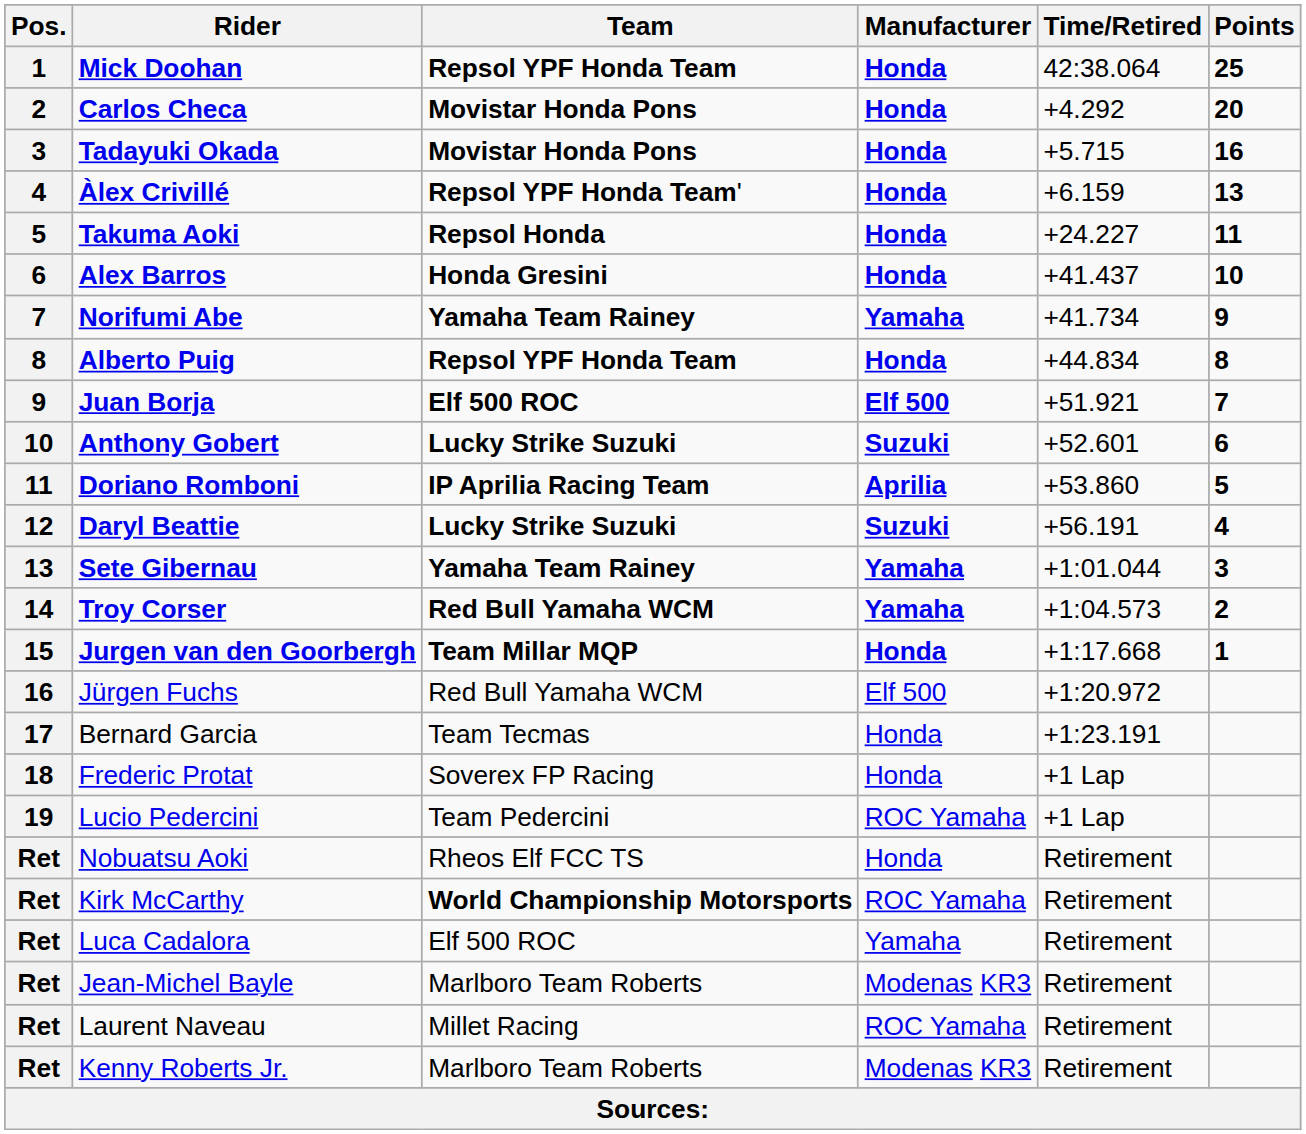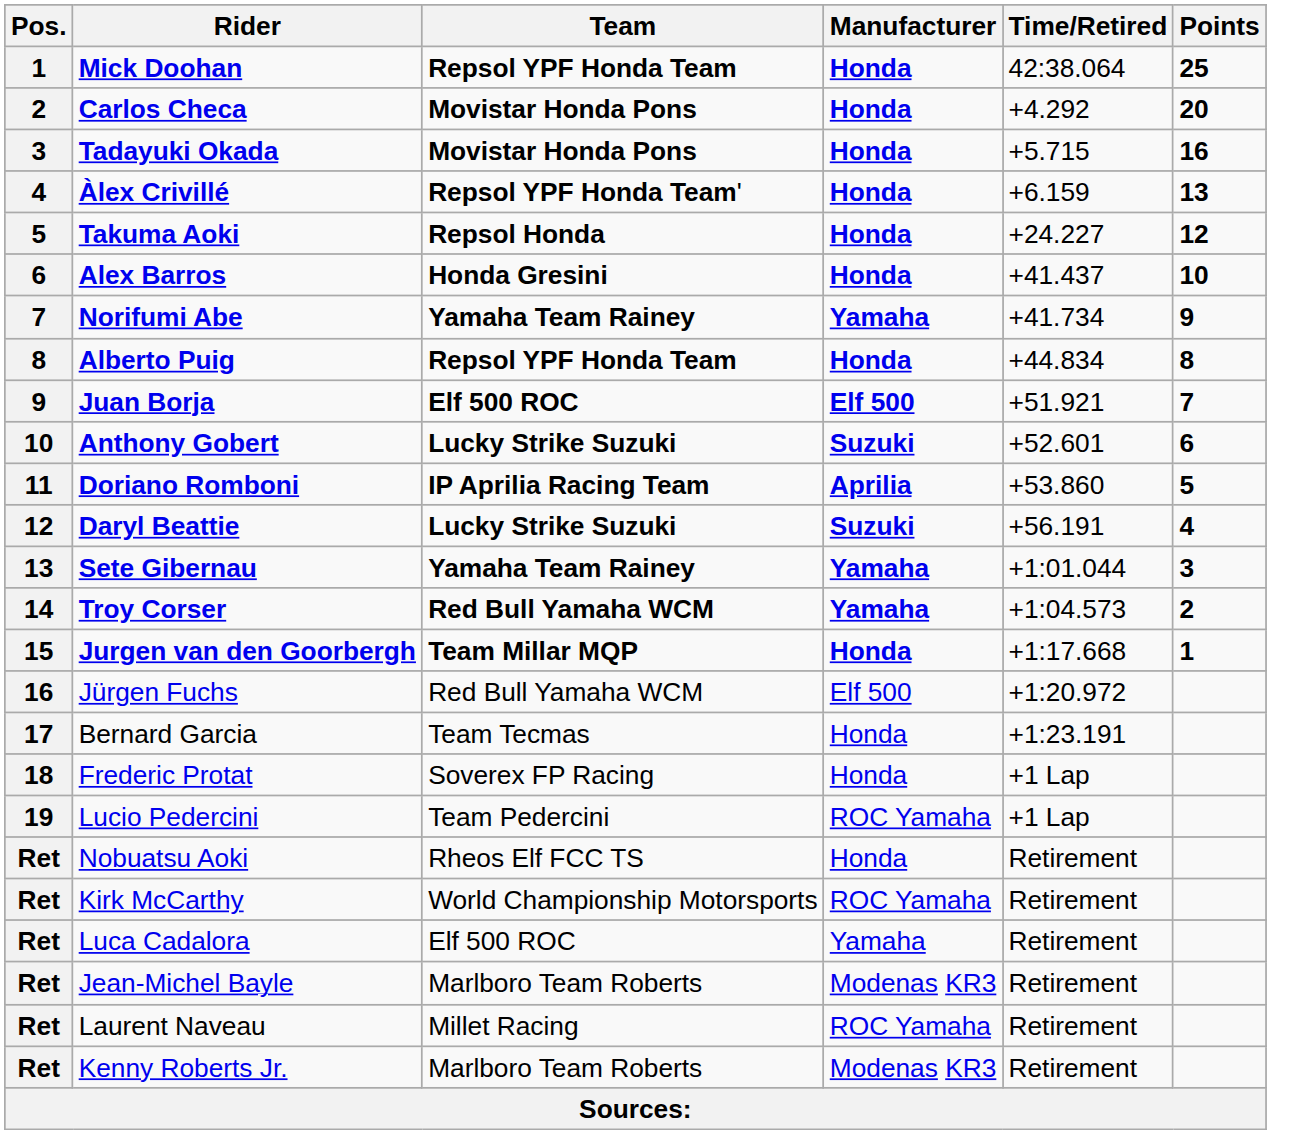(1228, 234) 11 -> (1194, 234) 12
(640, 900) bold -> (623, 900) normal
